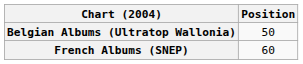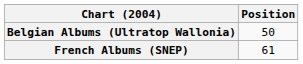(268, 50) 60 -> (268, 50) 61
